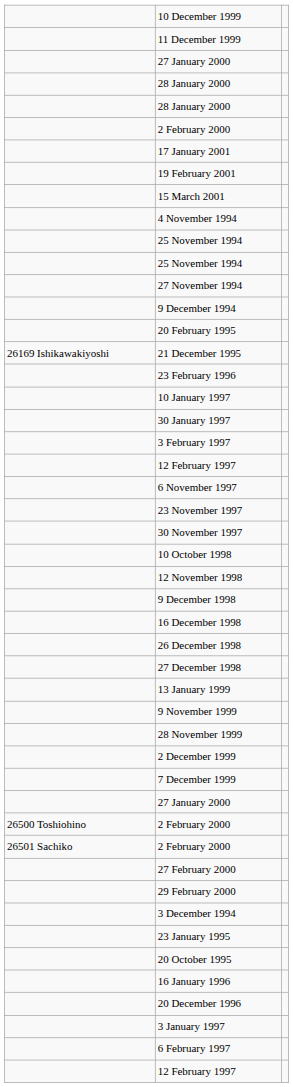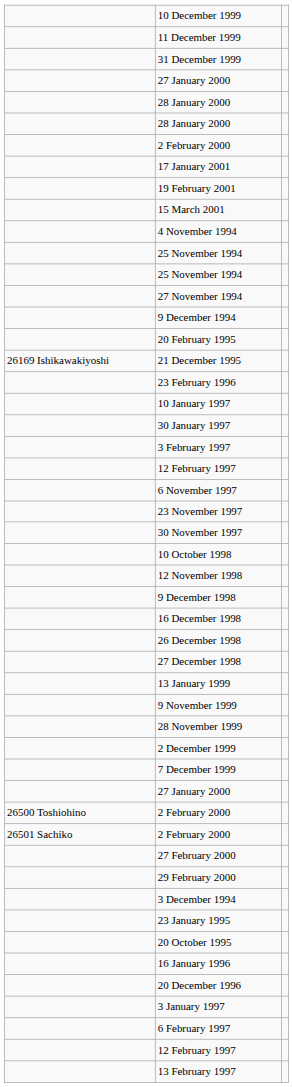+ row: (80, 59)
+ row: (80, 1072)
